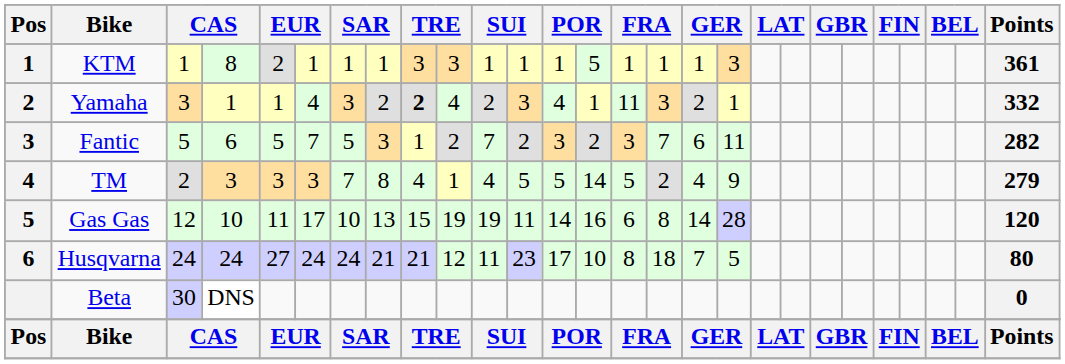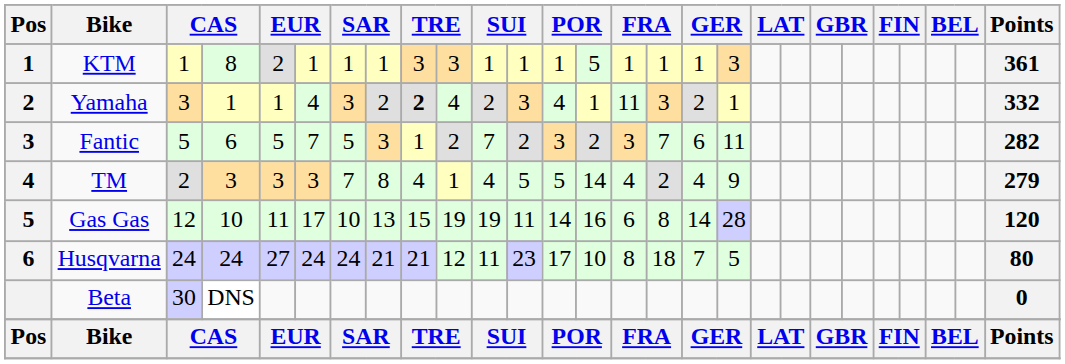(629, 180) 5 -> (629, 180) 4
